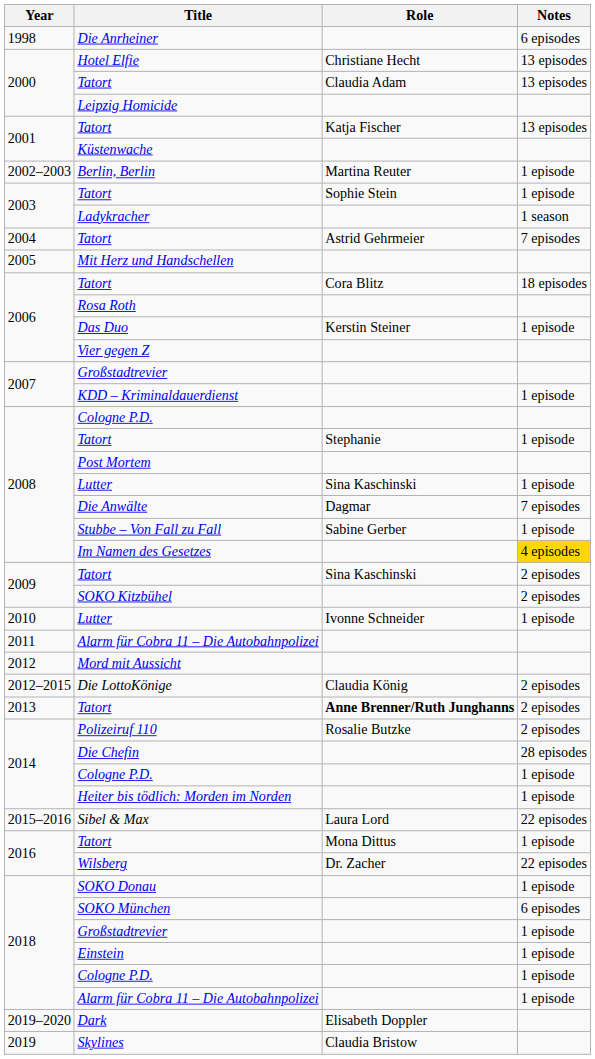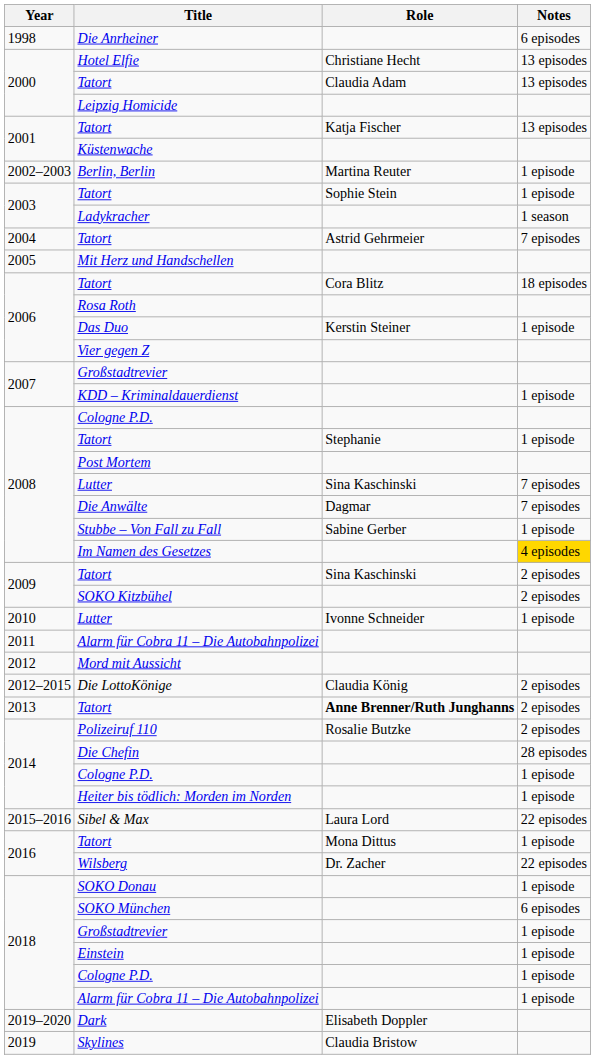(548, 484) 1 episode -> (550, 484) 7 episodes
